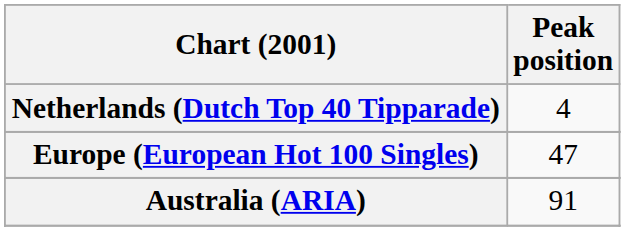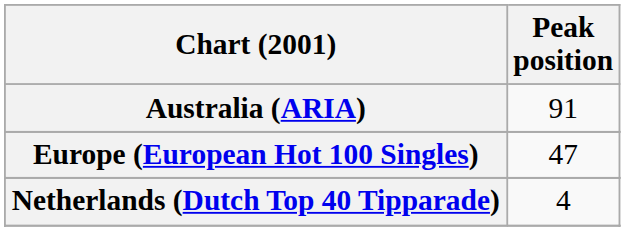rows swapped: (256, 201) <-> (256, 107)
